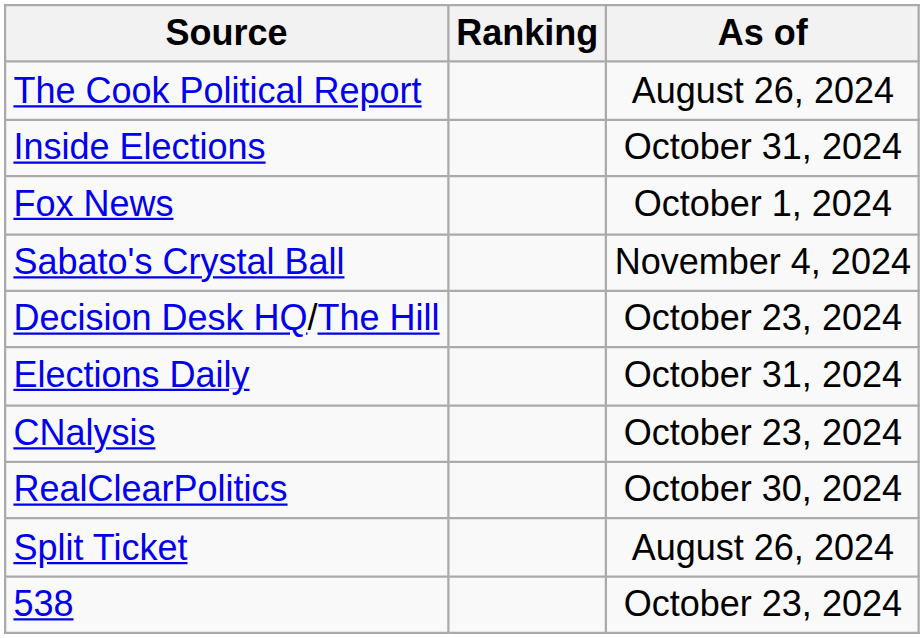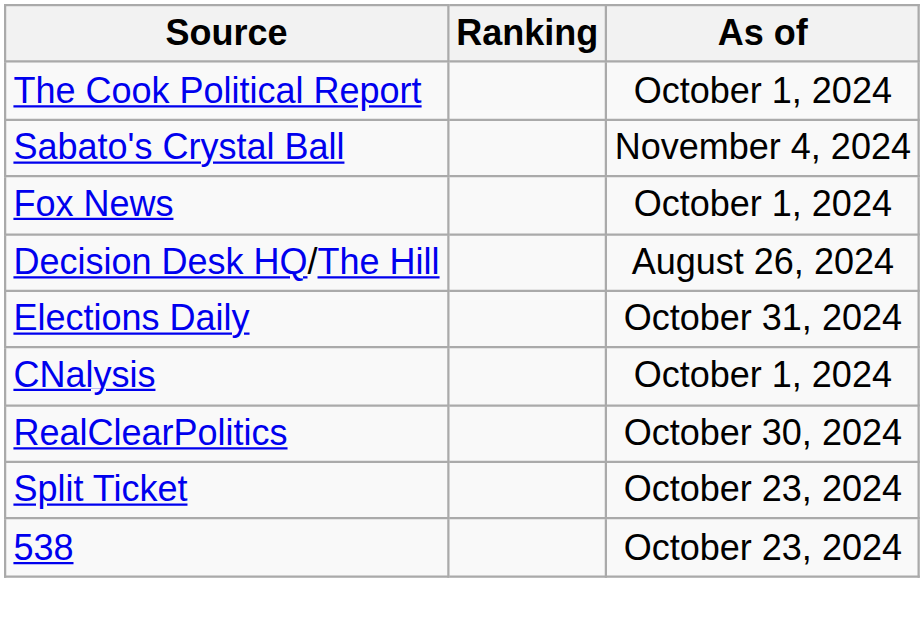(763, 90) August 26, 2024 -> (763, 90) October 1, 2024
- row: (139, 147)
rows swapped: (93, 204) <-> (179, 261)
(763, 318) October 23, 2024 -> (763, 261) August 26, 2024
(763, 432) October 23, 2024 -> (763, 375) October 1, 2024
(763, 546) August 26, 2024 -> (763, 489) October 23, 2024
